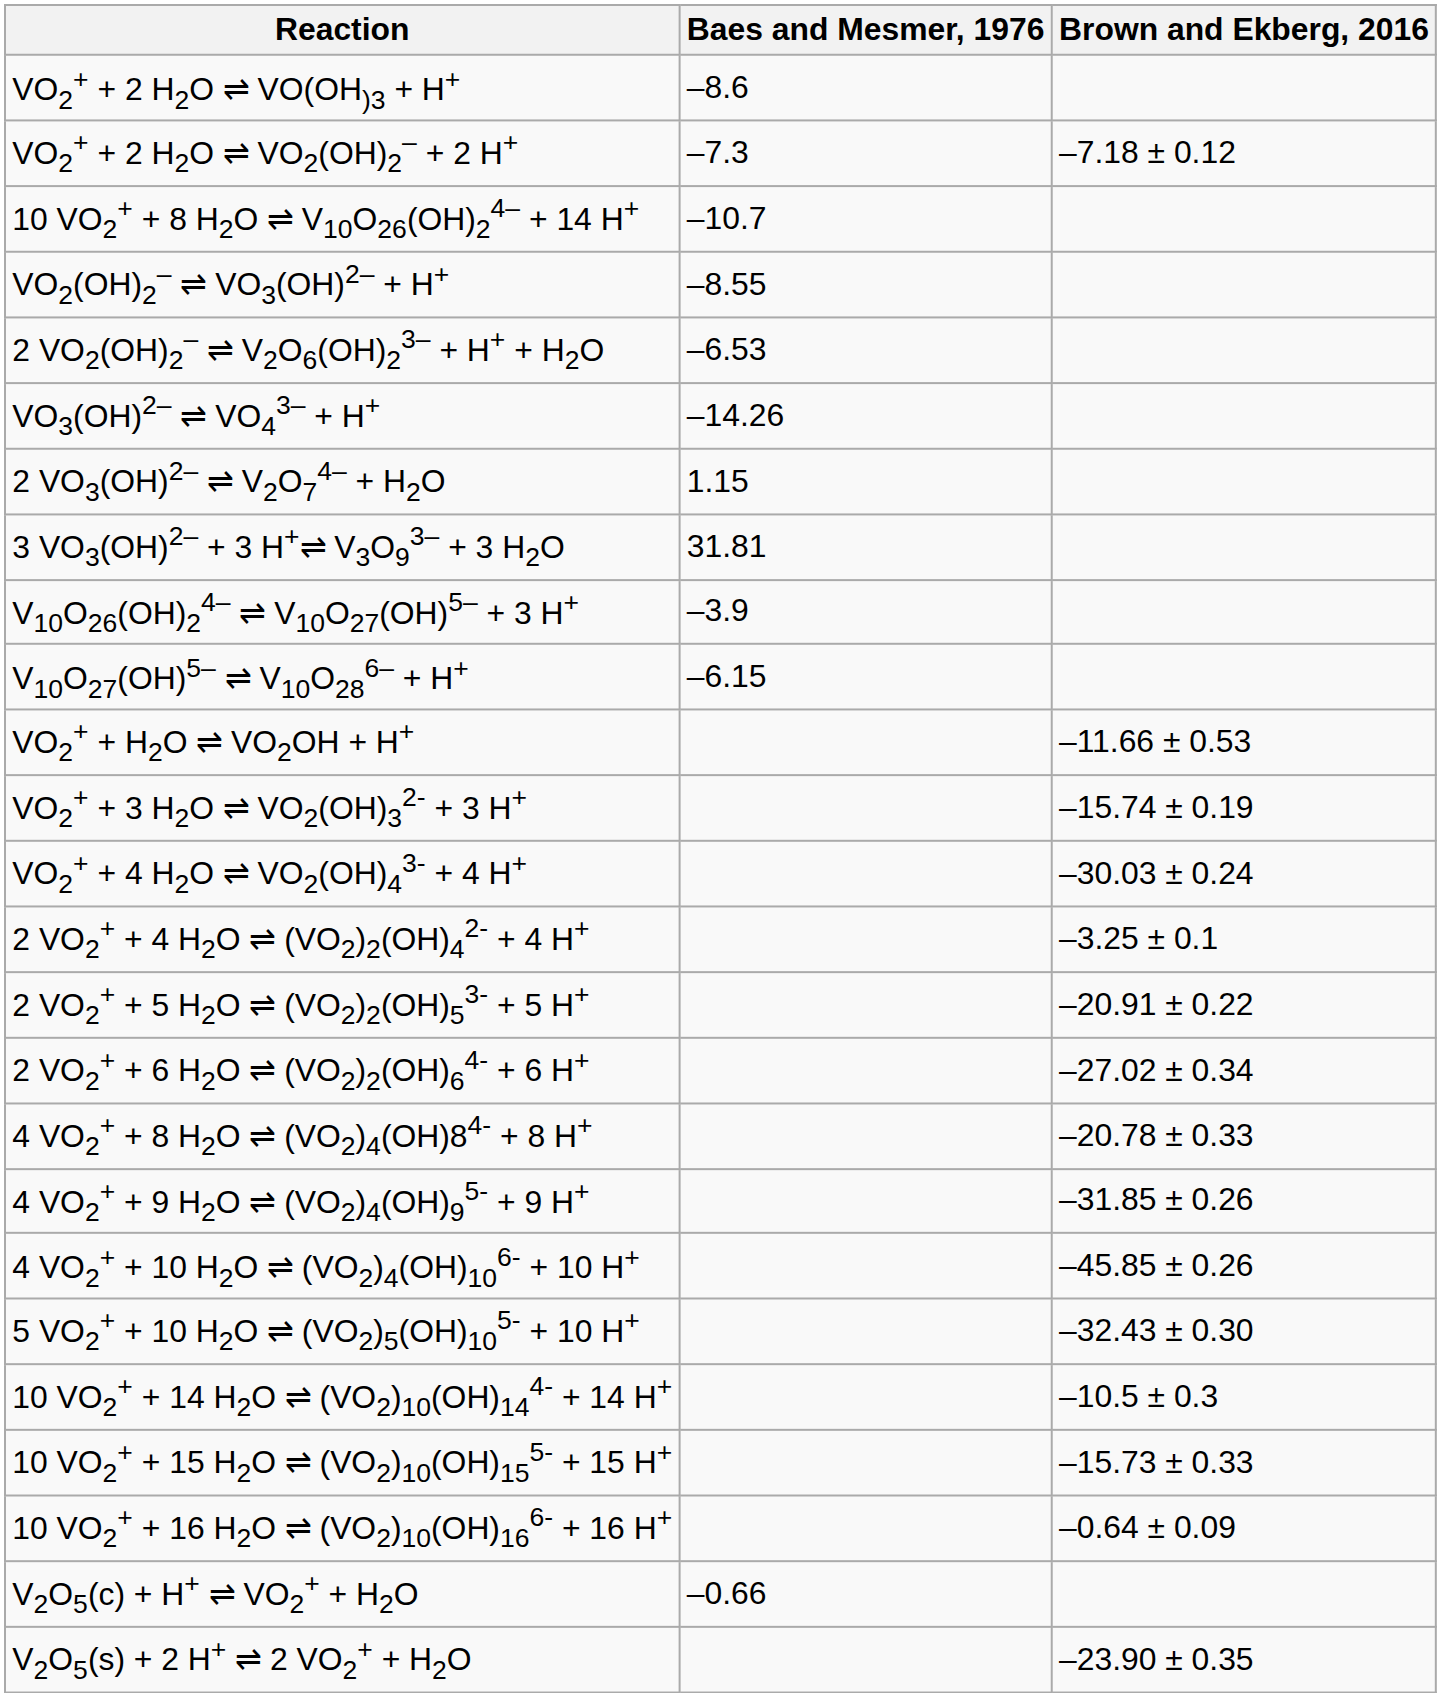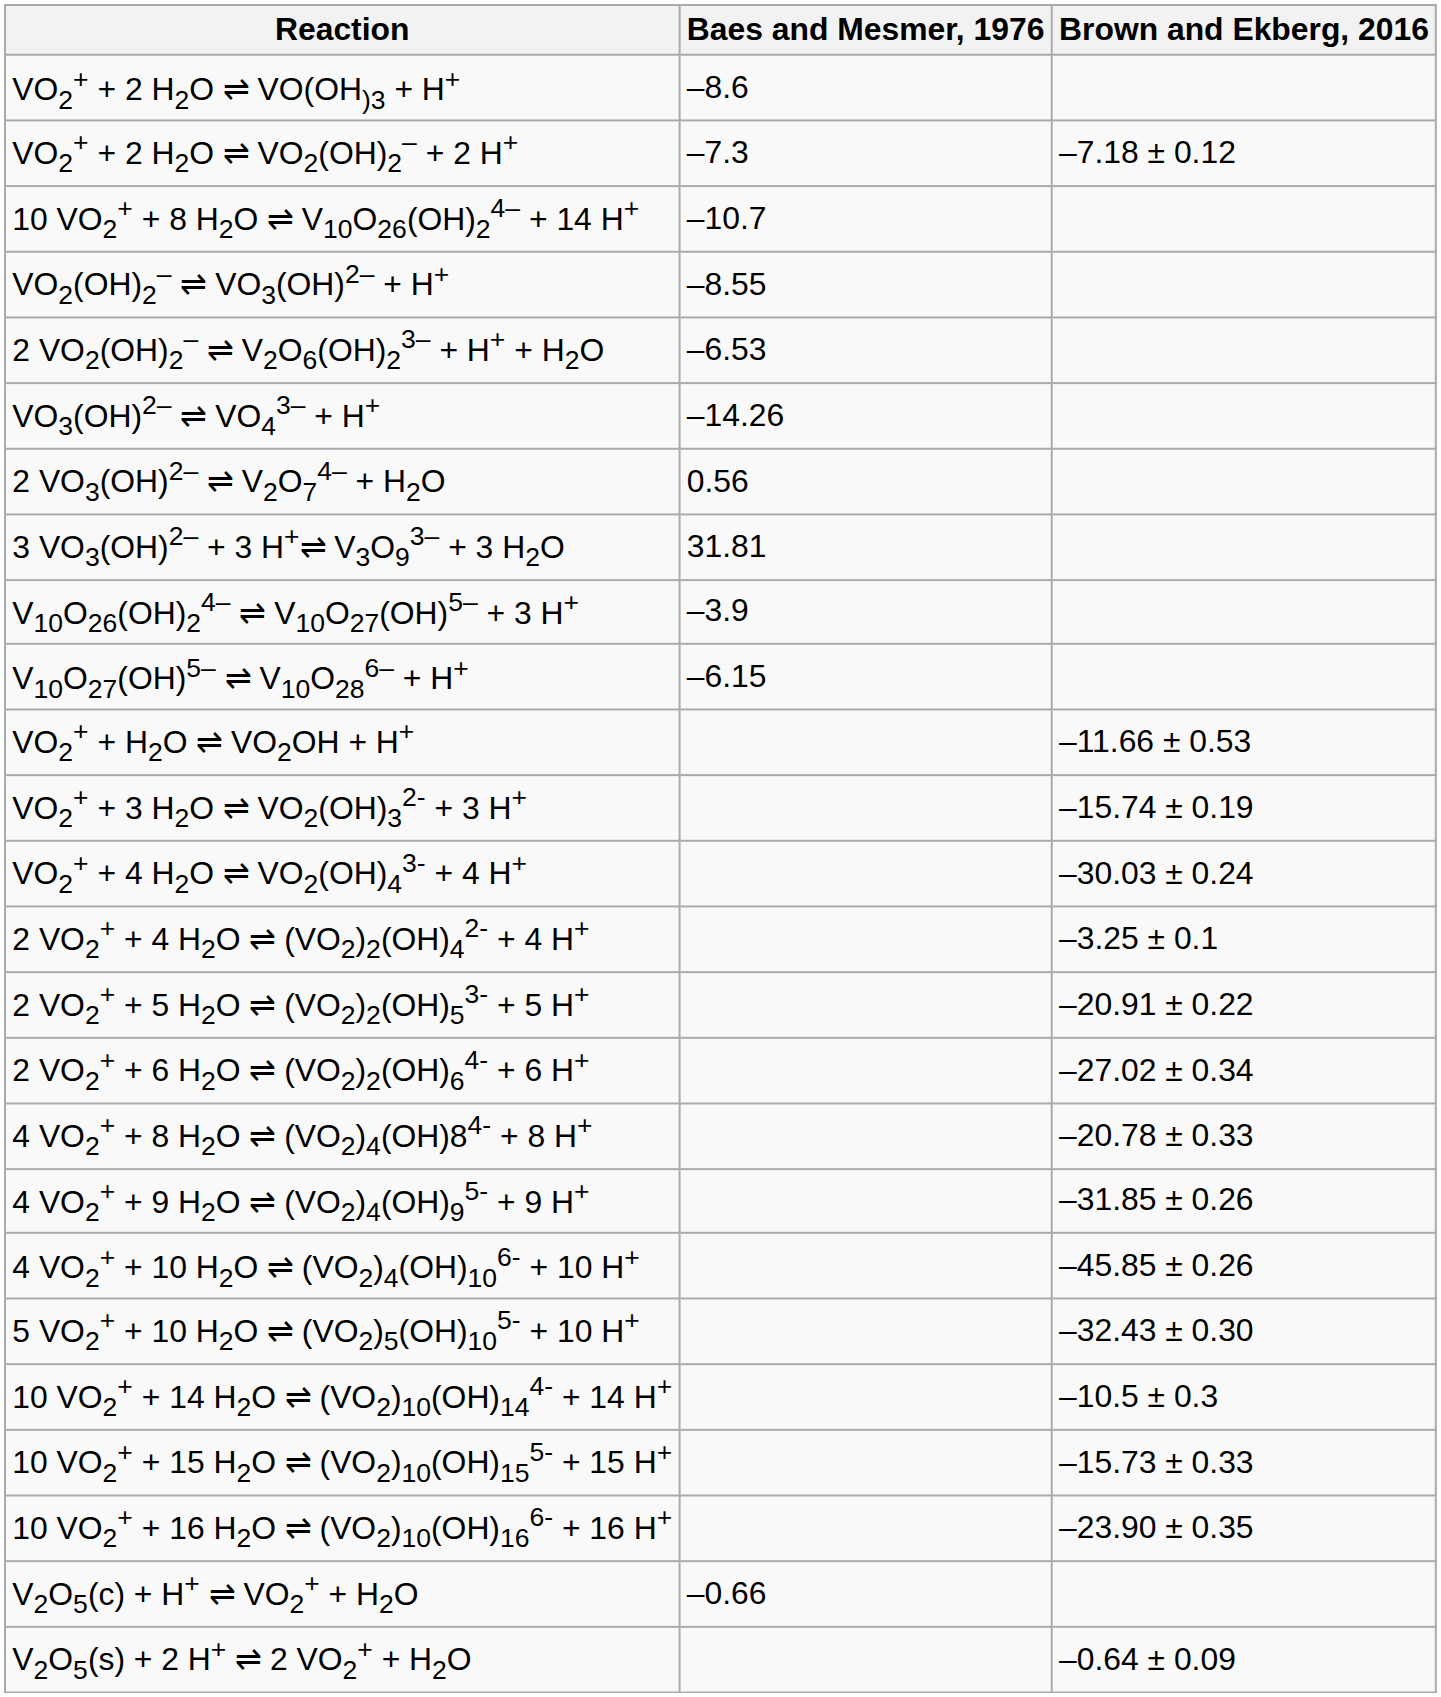(718, 480) 1.15 -> (718, 480) 0.56
(1147, 1527) –0.64 ± 0.09 -> (1156, 1527) –23.90 ± 0.35
(1156, 1658) –23.90 ± 0.35 -> (1147, 1658) –0.64 ± 0.09
